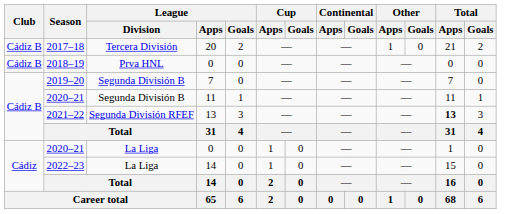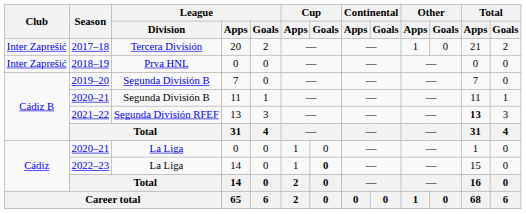(24, 47) Cádiz B -> (37, 47) Inter Zaprešić
(24, 64) Cádiz B -> (37, 64) Inter Zaprešić
(301, 166) normal -> (326, 166) bold
